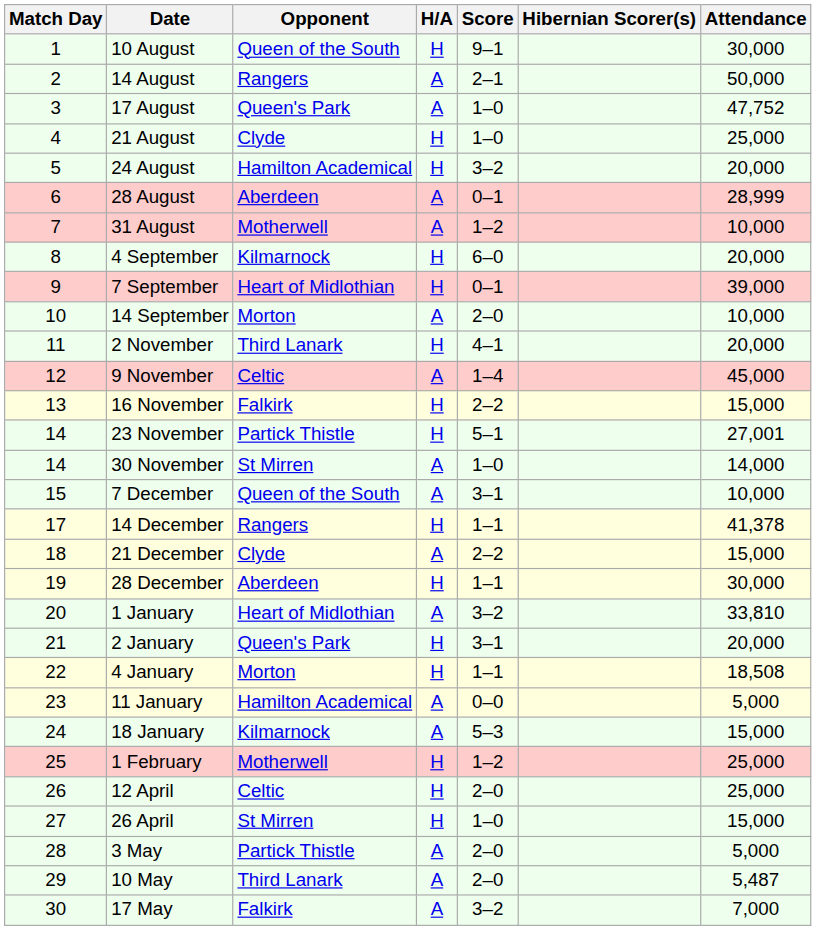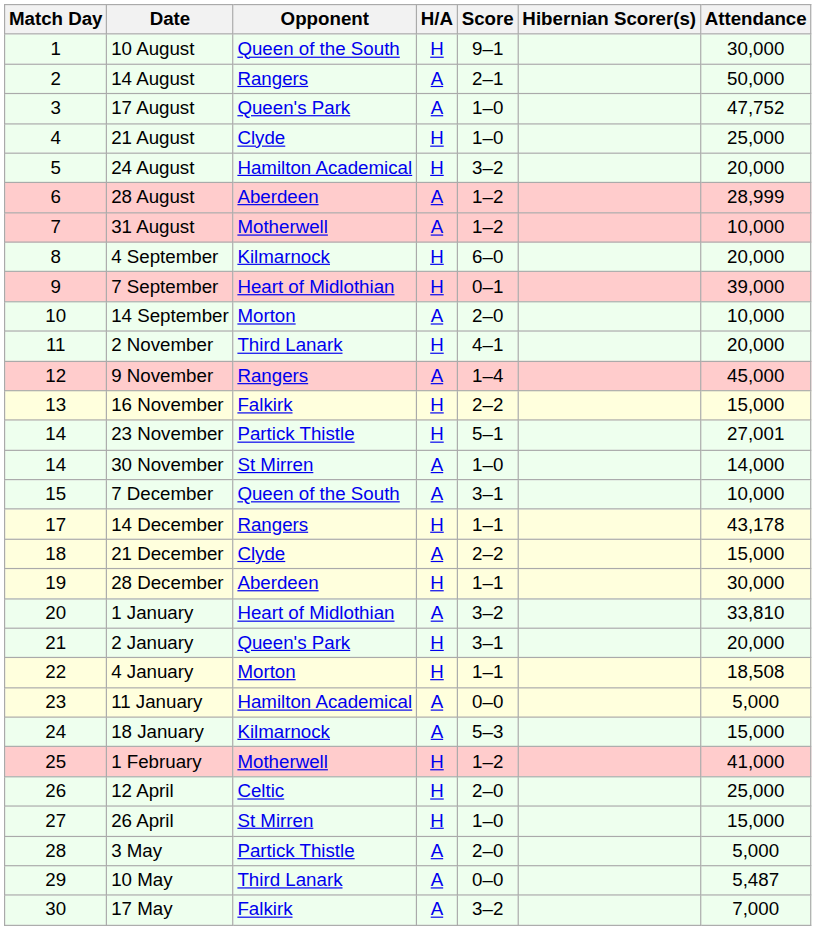(488, 197) 0–1 -> (488, 197) 1–2
(261, 375) Celtic -> (273, 375) Rangers
(756, 524) 41,378 -> (756, 524) 43,178
(756, 761) 25,000 -> (756, 761) 41,000
(488, 880) 2–0 -> (488, 880) 0–0
